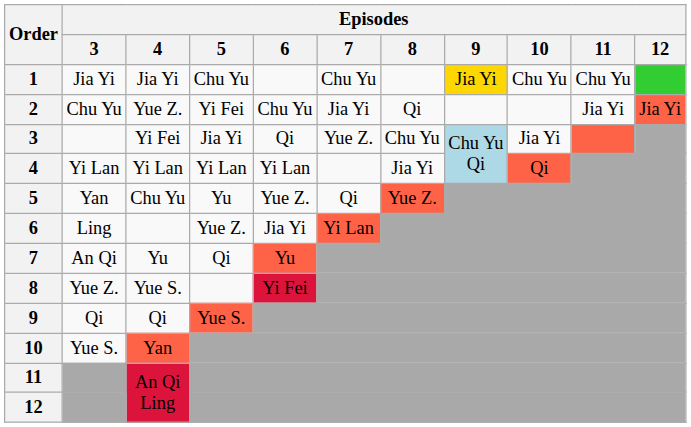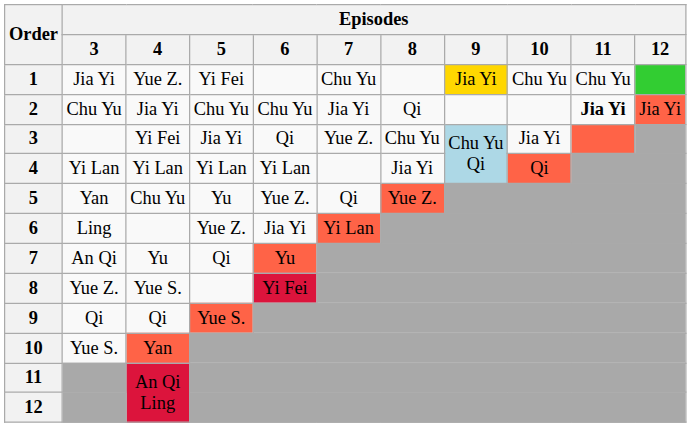(158, 78) Jia Yi -> (158, 78) Yue Z.
(221, 78) Chu Yu -> (221, 78) Yi Fei
(158, 108) Yue Z. -> (158, 108) Jia Yi
(221, 108) Yi Fei -> (221, 108) Chu Yu
(603, 108) normal -> (603, 108) bold
